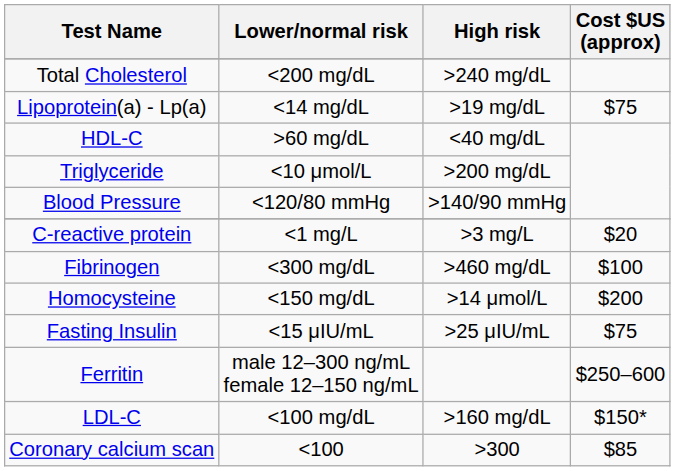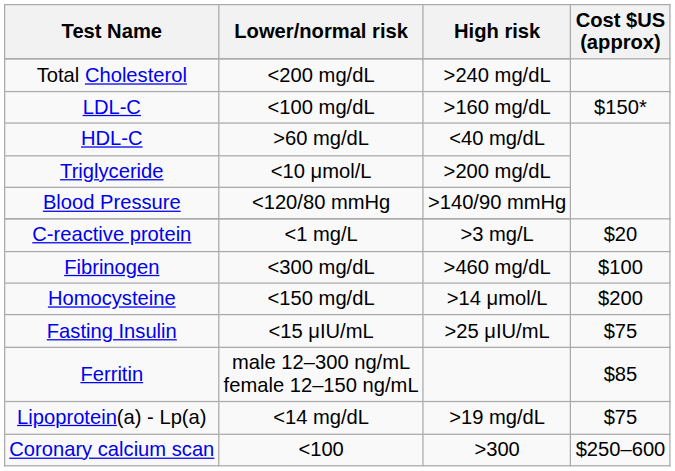rows swapped: (112, 417) <-> (112, 107)
(620, 374) $250–600 -> (620, 374) $85
(620, 449) $85 -> (620, 449) $250–600
